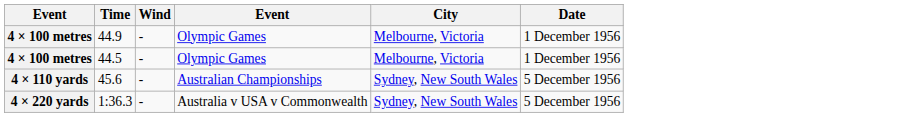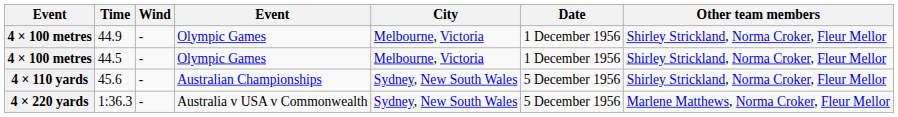+ column: (758, 15)
